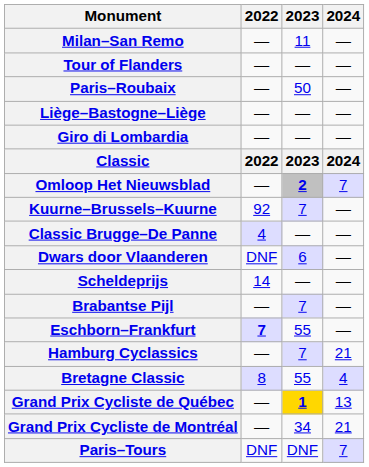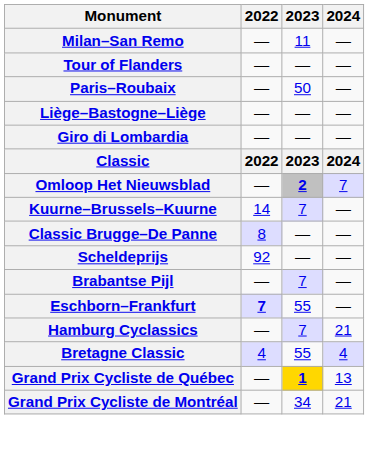(262, 209) 92 -> (262, 209) 14
(262, 233) 4 -> (262, 233) 8
- row: (123, 257)
(262, 281) 14 -> (262, 257) 92
(262, 378) 8 -> (262, 354) 4
- row: (123, 450)
